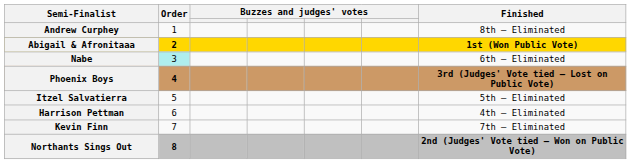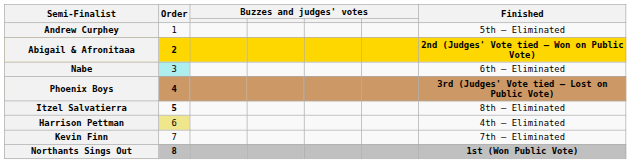(522, 30) 8th – Eliminated -> (522, 30) 5th – Eliminated
(522, 45) 1st (Won Public Vote) -> (522, 50) 2nd (Judges' Vote tied – Won on Public Vote)
(174, 98) normal -> (174, 108) bold
(522, 98) 5th – Eliminated -> (522, 108) 8th – Eliminated
(174, 112) no background -> (174, 123) khaki background
(522, 146) 2nd (Judges' Vote tied – Won on Public Vote) -> (522, 151) 1st (Won Public Vote)
